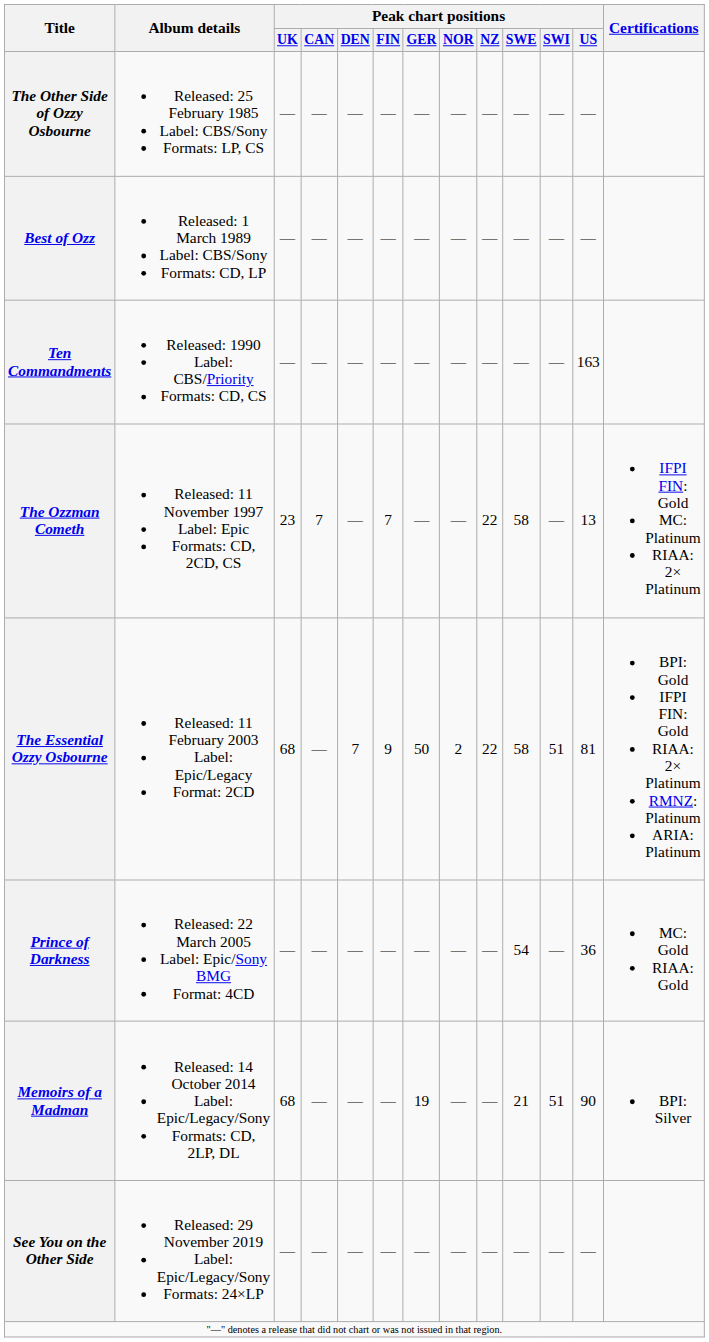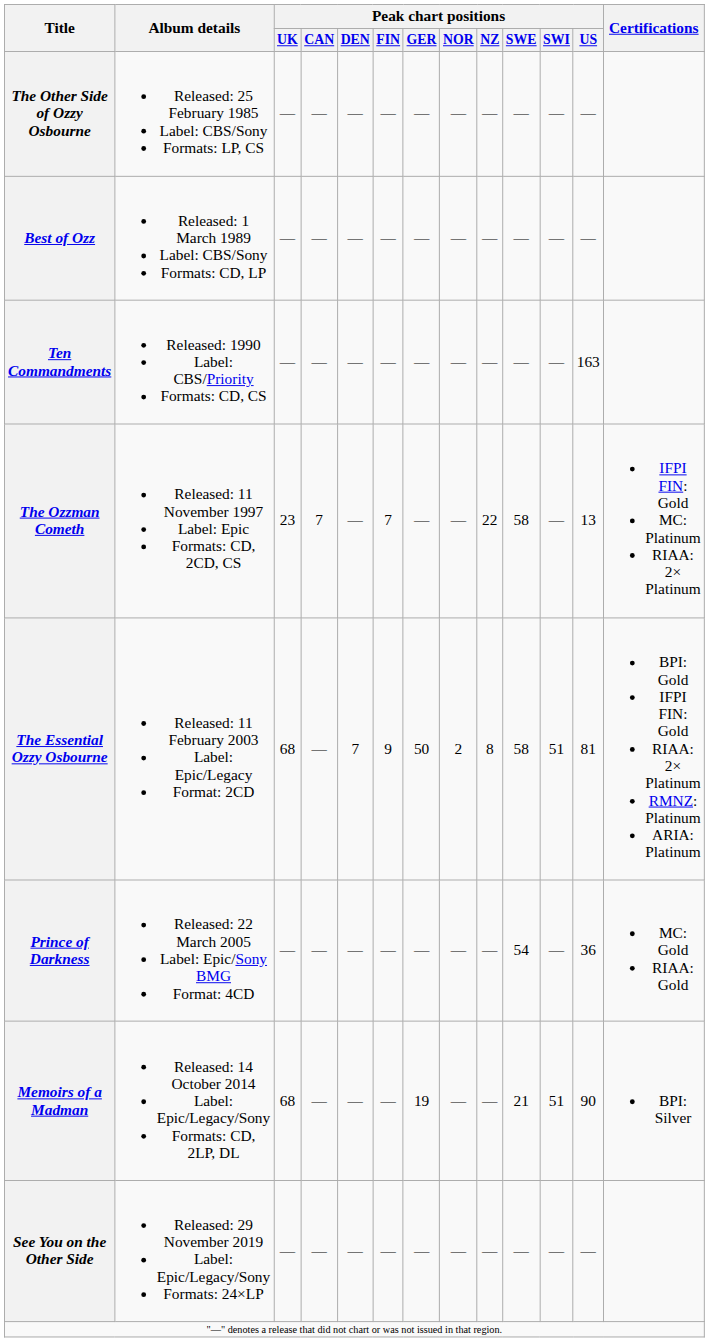(490, 748) 22 -> (490, 748) 8
